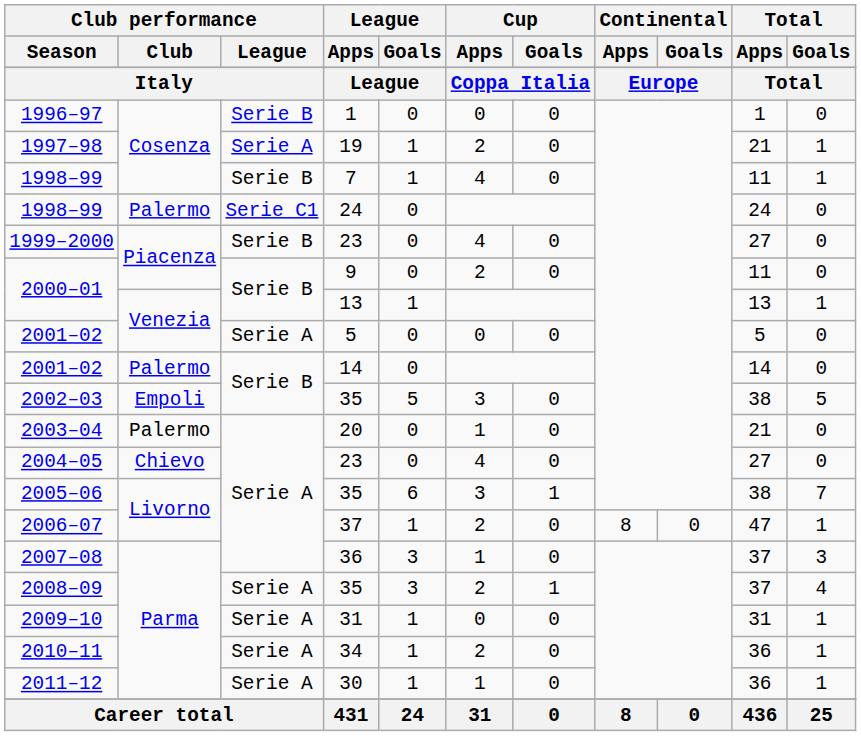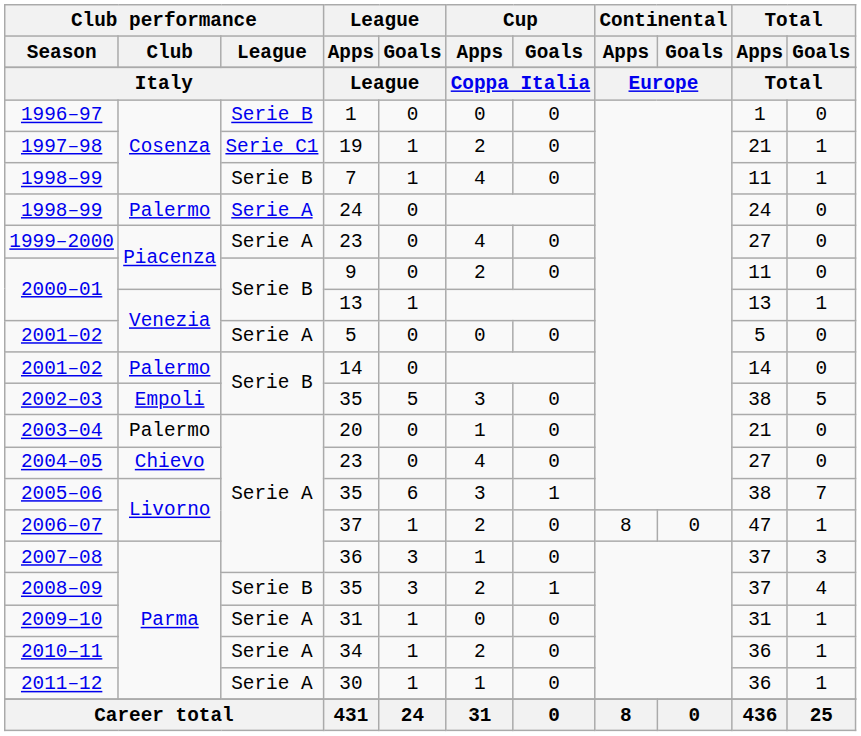(272, 147) Serie A -> (272, 147) Serie C1
(272, 210) Serie C1 -> (272, 210) Serie A
(272, 242) Serie B -> (272, 242) Serie A
(272, 589) Serie A -> (272, 589) Serie B
